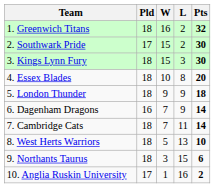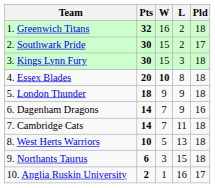columns swapped: (147, 12) <-> (201, 12)
(165, 77) normal -> (164, 77) bold
